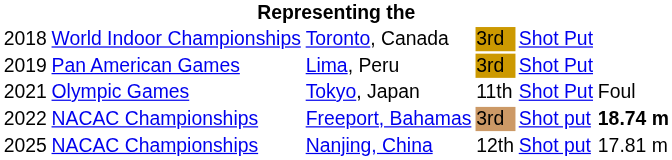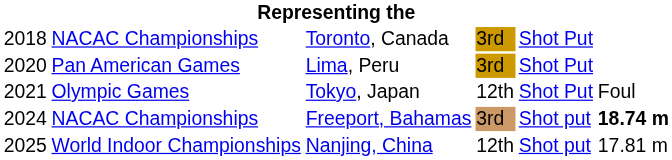(176, 39) World Indoor Championships -> (155, 39) NACAC Championships
(25, 65) 2019 -> (25, 65) 2020
(494, 92) 11th -> (495, 92) 12th
(25, 118) 2022 -> (25, 118) 2024
(155, 145) NACAC Championships -> (176, 145) World Indoor Championships
